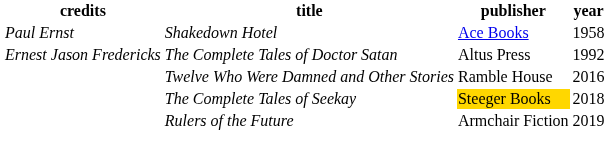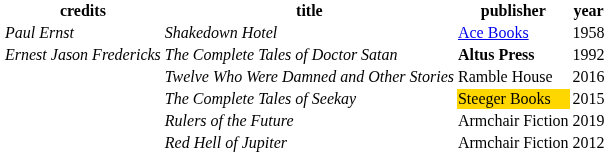(494, 54) normal -> (496, 54) bold
(589, 98) 2018 -> (589, 98) 2015
+ row: (226, 142)
